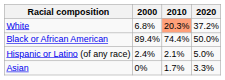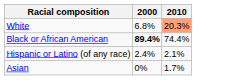- column: (206, 12)
(147, 40) normal -> (147, 40) bold
